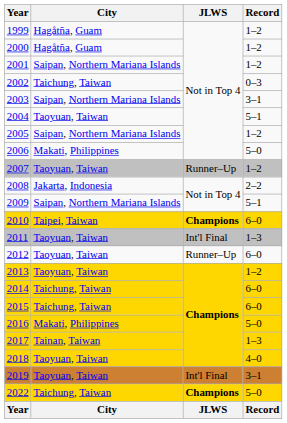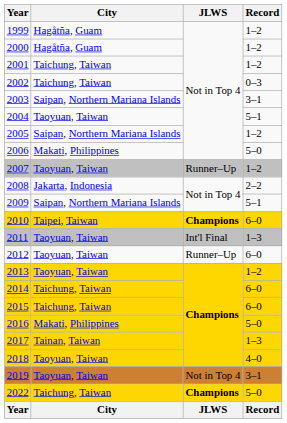(107, 64) Saipan, Northern Mariana Islands -> (72, 64) Taichung, Taiwan
(207, 375) Int'l Final -> (213, 375) Not in Top 4
